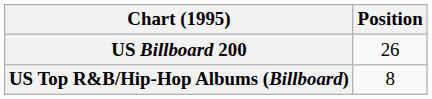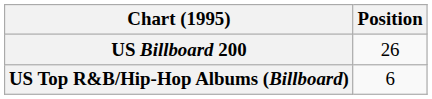(390, 79) 8 -> (390, 79) 6
